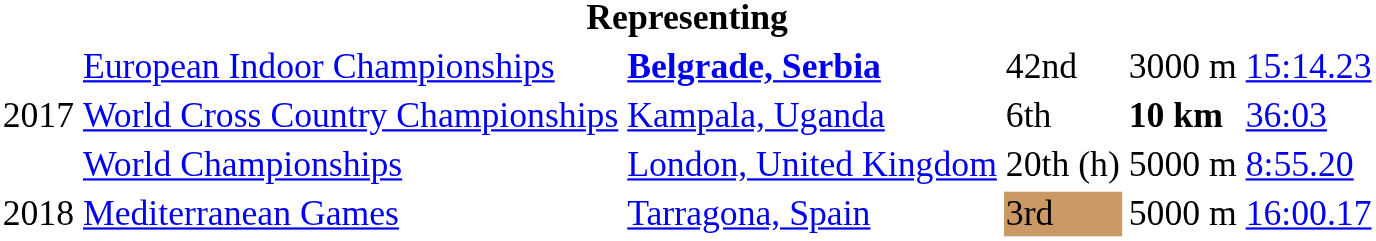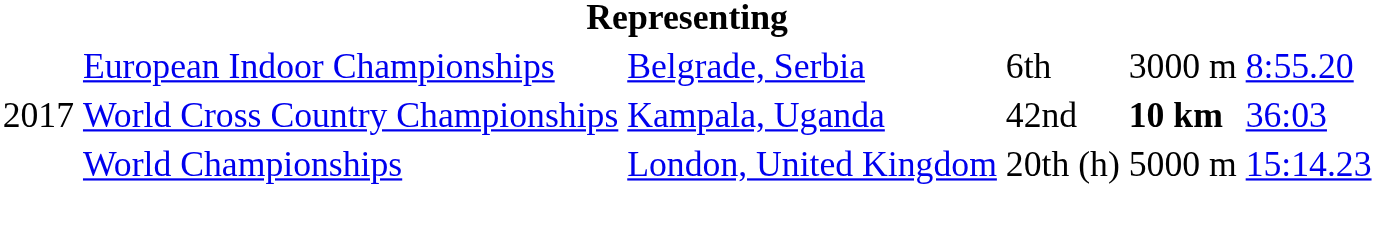(754, 66) bold -> (746, 66) normal
(1041, 66) 42nd -> (1029, 66) 6th
(1309, 66) 15:14.23 -> (1300, 66) 8:55.20
(1029, 115) 6th -> (1041, 115) 42nd
(1300, 164) 8:55.20 -> (1309, 164) 15:14.23
- row: (241, 213)
